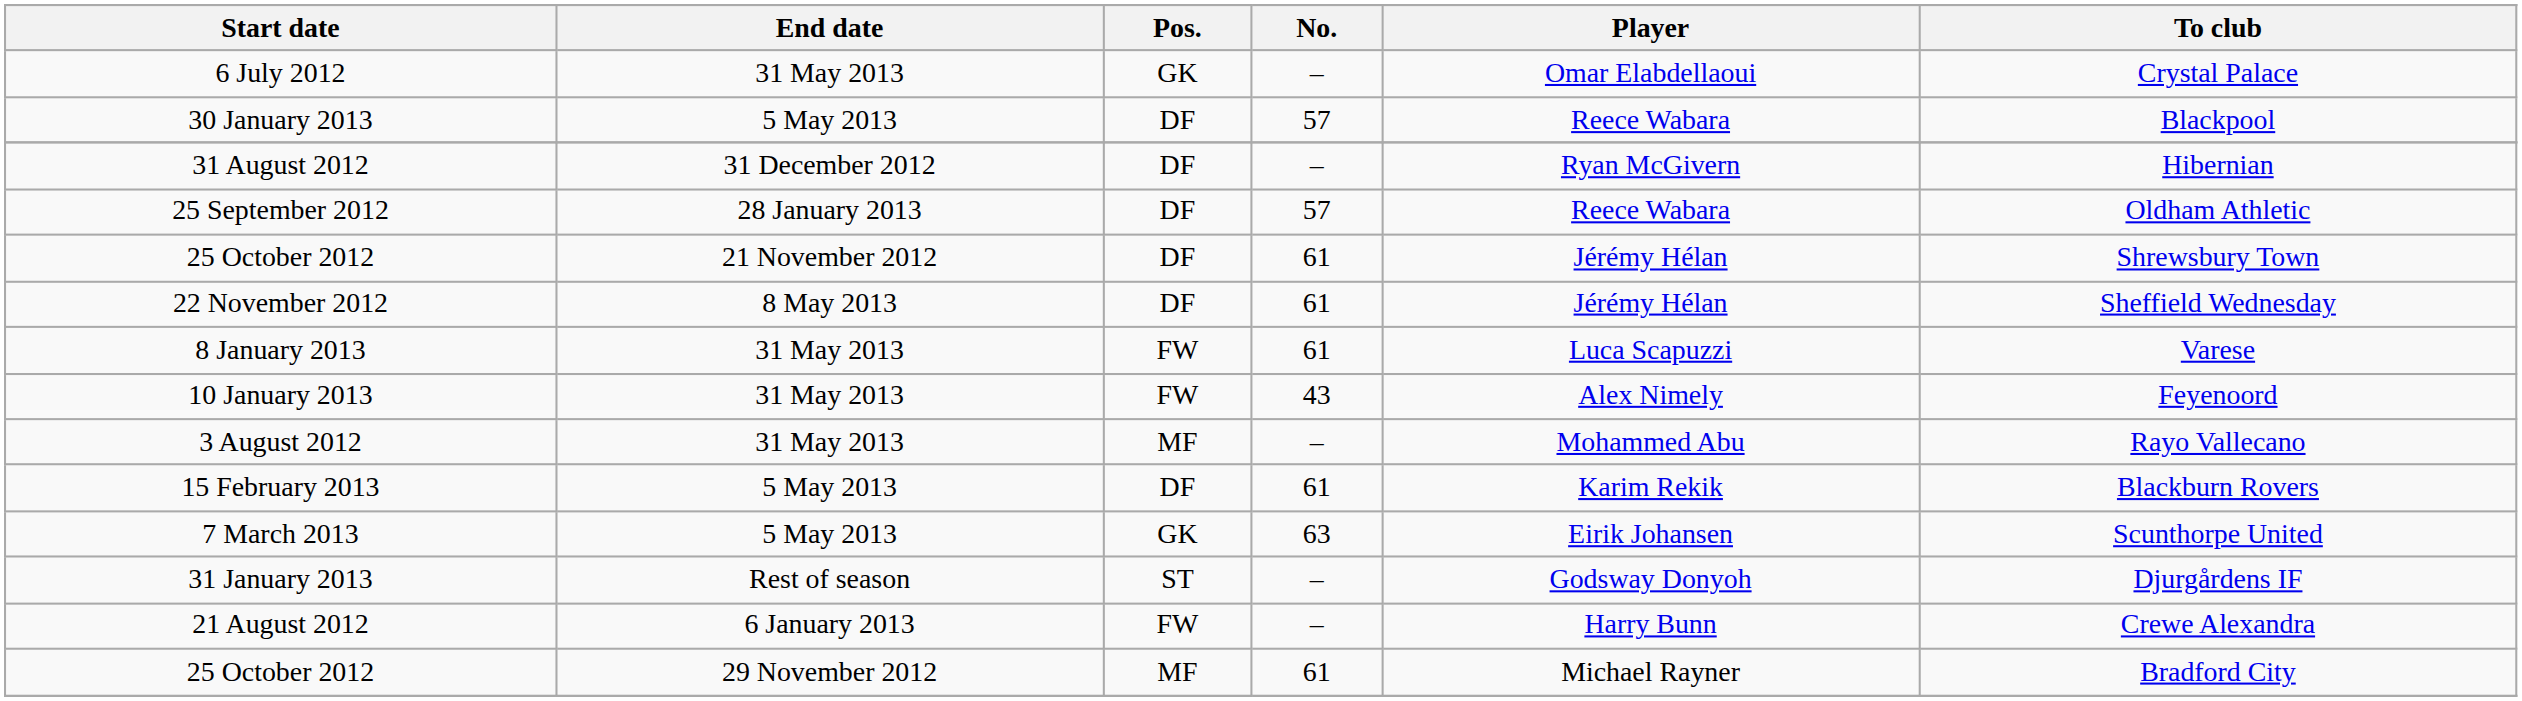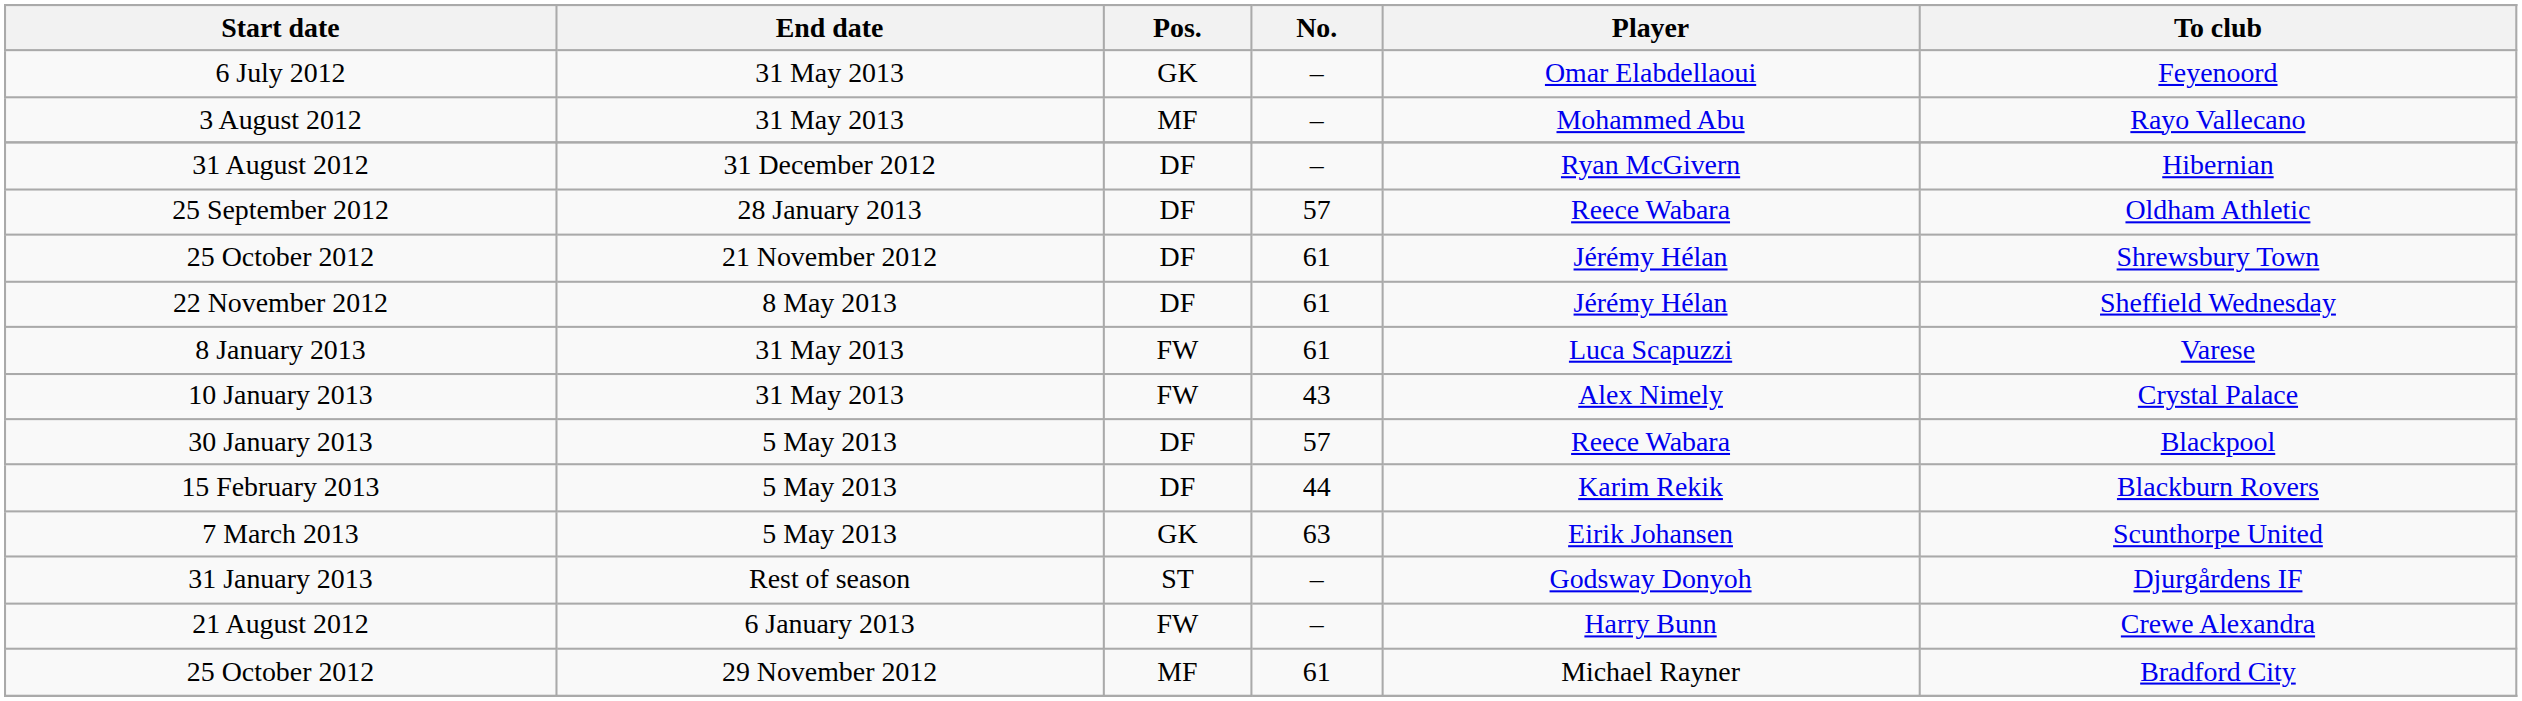(2218, 73) Crystal Palace -> (2218, 73) Feyenoord
rows swapped: (280, 441) <-> (280, 119)
(2218, 395) Feyenoord -> (2218, 395) Crystal Palace
(1317, 487) 61 -> (1317, 487) 44
